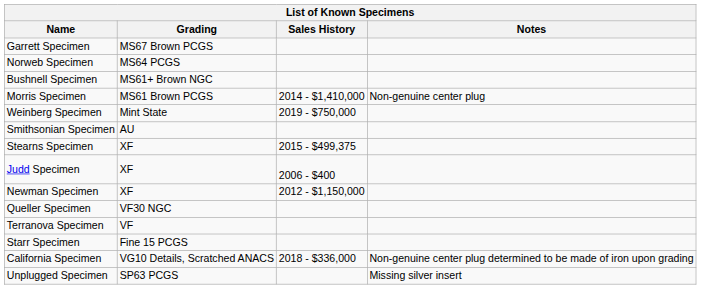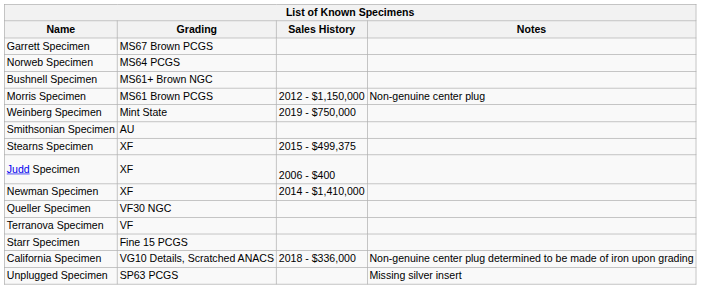(322, 96) 2014 - $1,410,000 -> (322, 96) 2012 - $1,150,000
(322, 192) 2012 - $1,150,000 -> (322, 192) 2014 - $1,410,000
